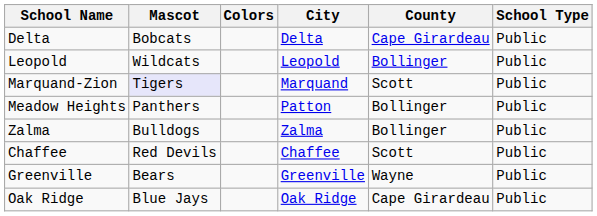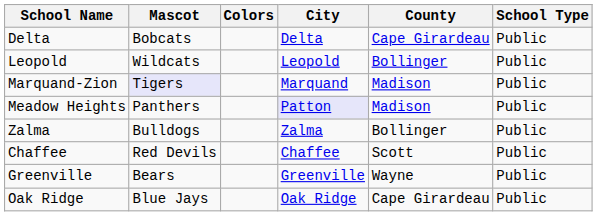(393, 85) Scott -> (401, 85) Madison
(306, 108) no background -> (306, 108) lavender background
(410, 108) Bollinger -> (401, 108) Madison
